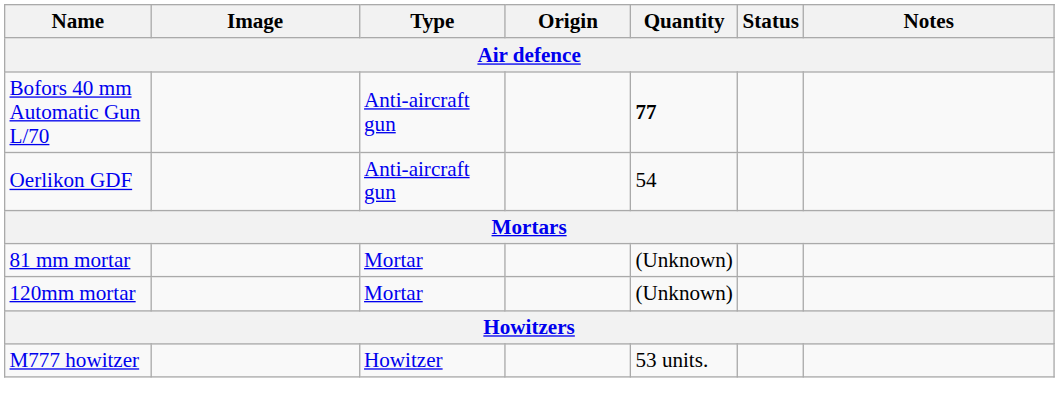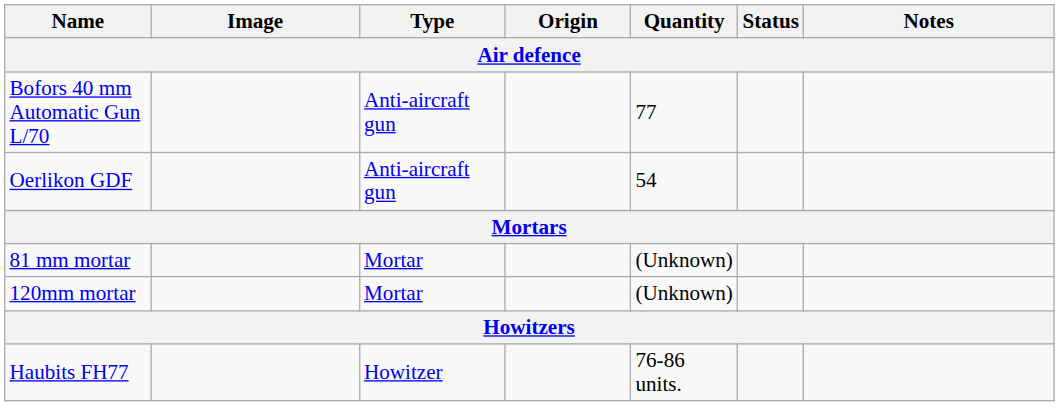(646, 111) bold -> (646, 111) normal
+ row: (69, 372)
- row: (74, 360)
